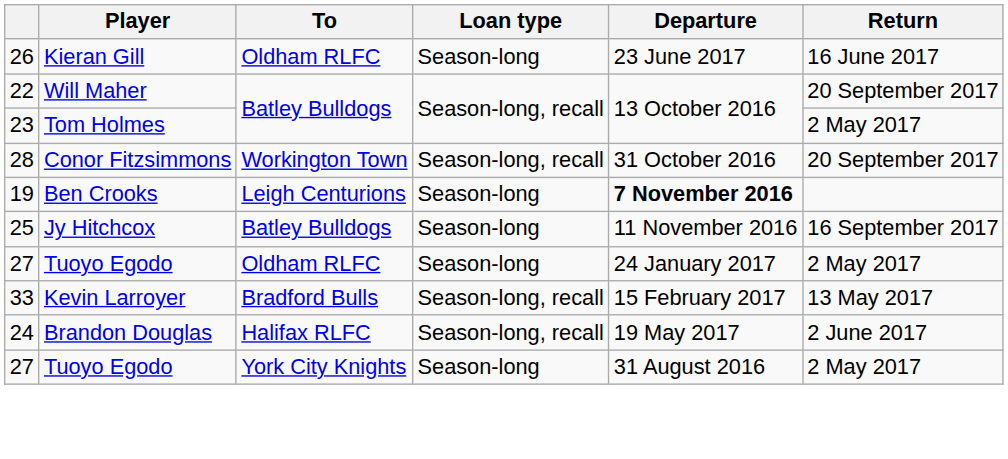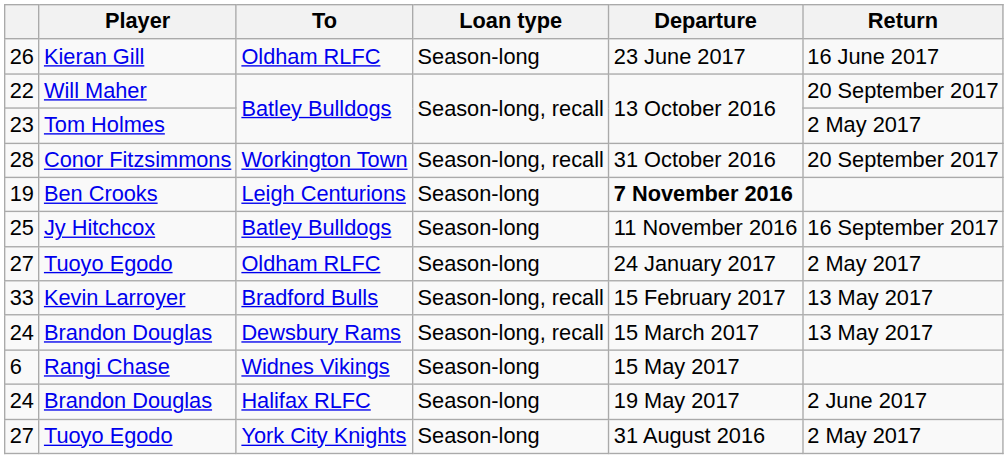+ row: (22, 332)
+ row: (16, 366)
(511, 332) Season-long, recall -> (479, 401) Season-long
